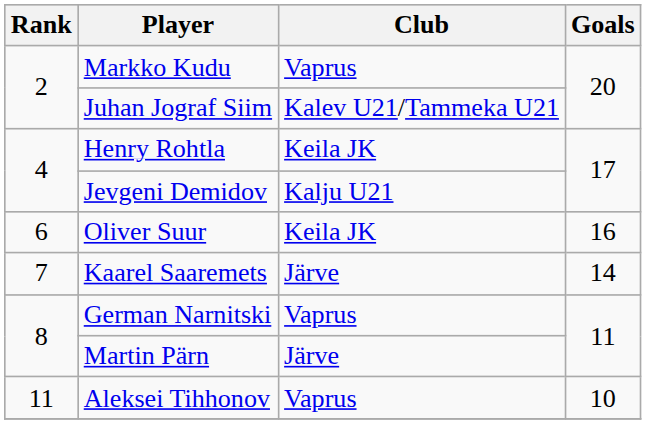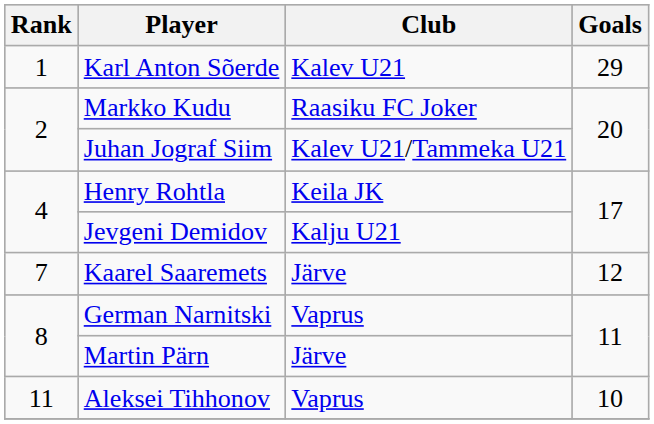+ row: (182, 66)
(320, 66) Vaprus -> (384, 107) Raasiku FC Joker
- row: (145, 231)
(603, 273) 14 -> (610, 273) 12
